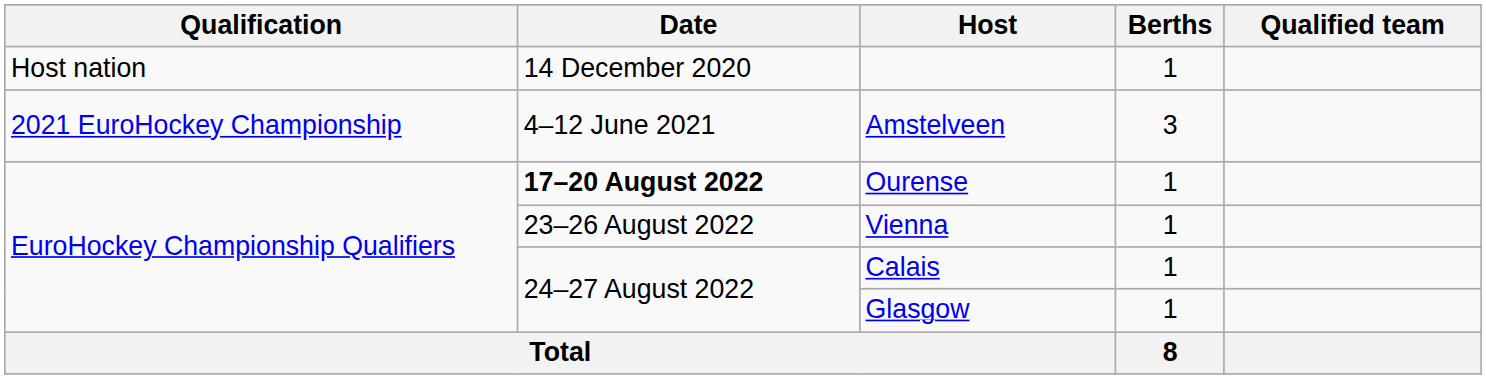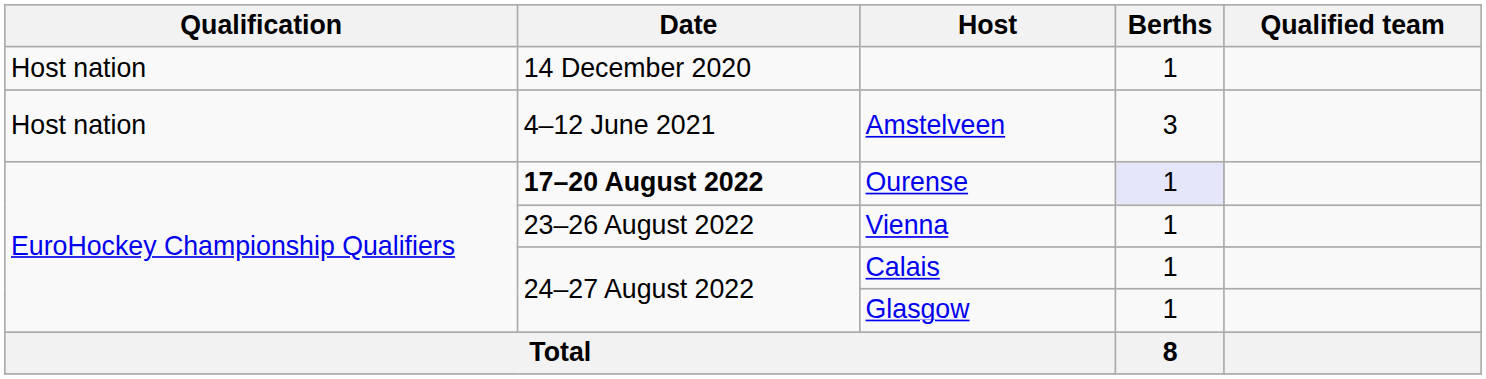(206, 125) 2021 EuroHockey Championship -> (79, 125) Host nation
(1170, 182) no background -> (1170, 182) lavender background
